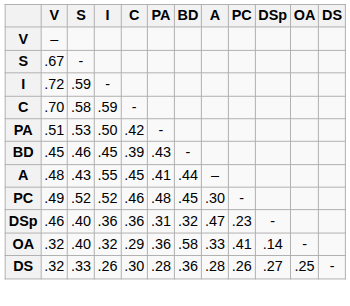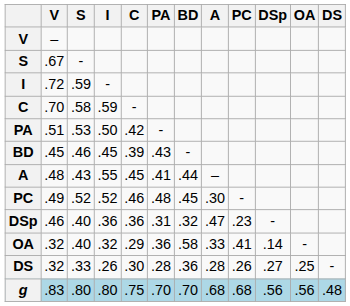+ row: (23, 289)
